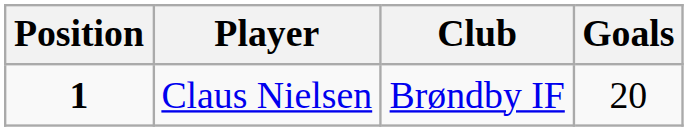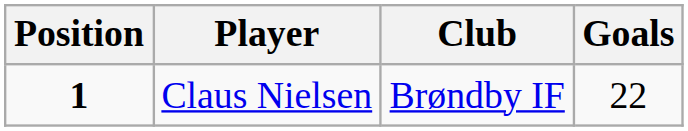(628, 94) 20 -> (628, 94) 22
